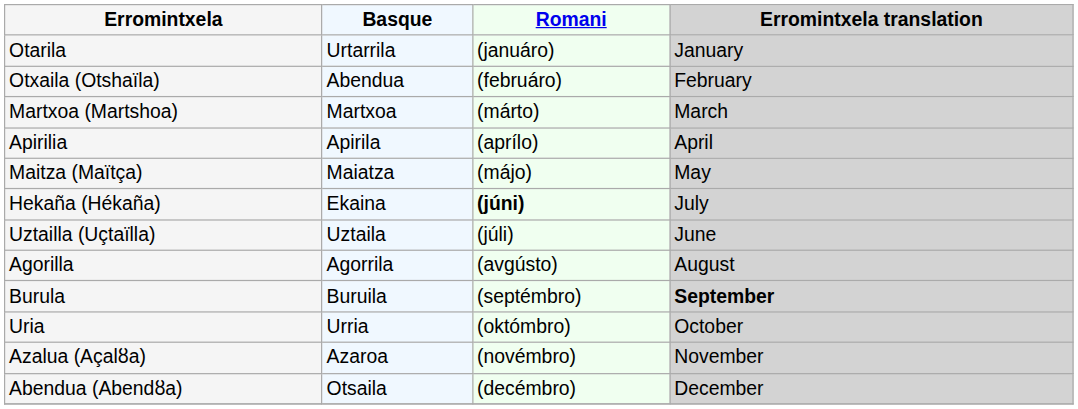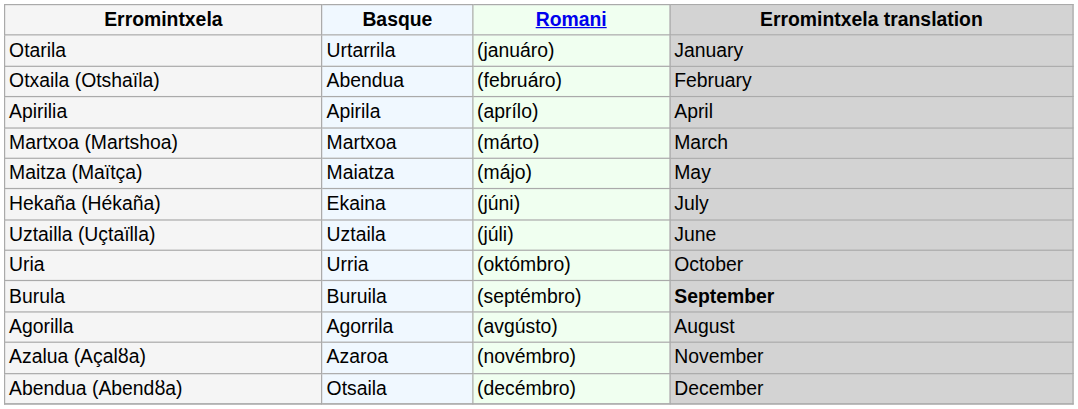rows swapped: (94, 111) <-> (38, 142)
(501, 204) bold -> (499, 204) normal
rows swapped: (41, 265) <-> (27, 326)
